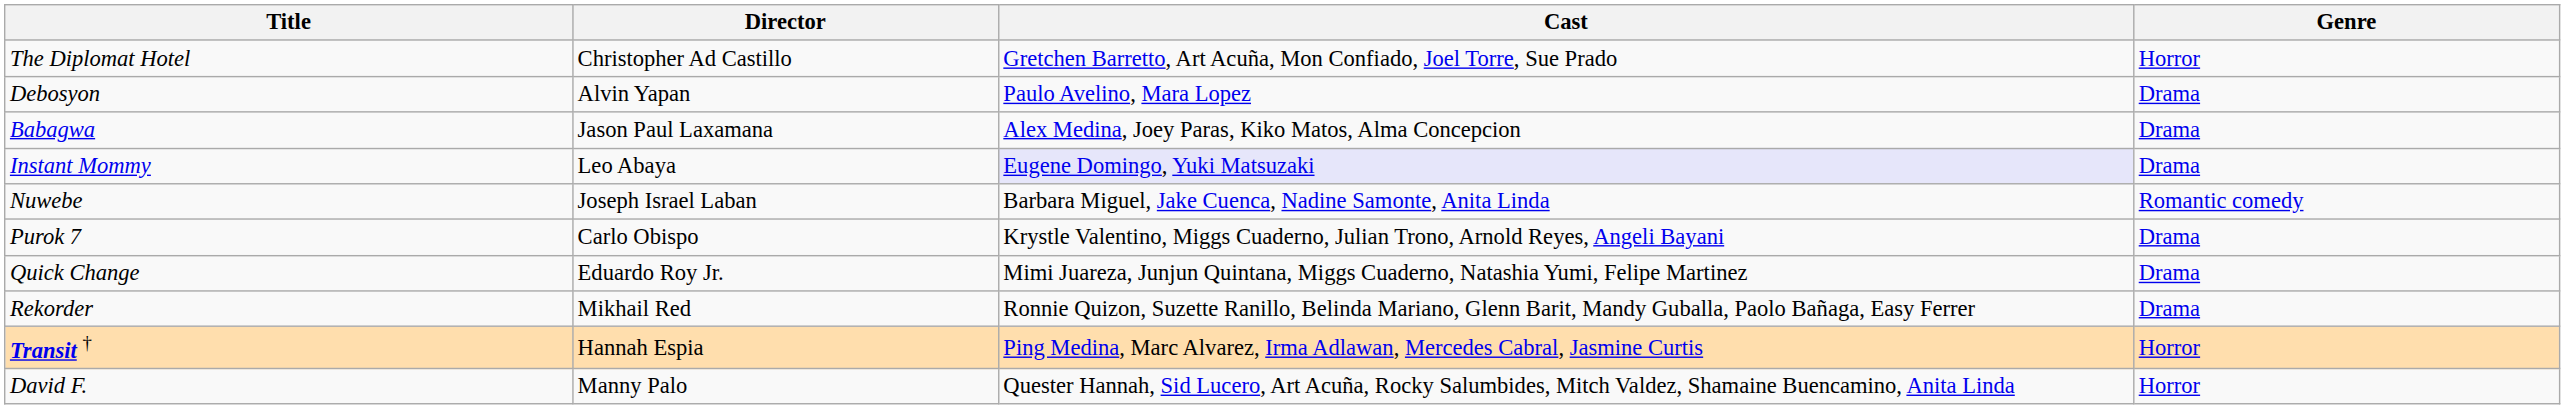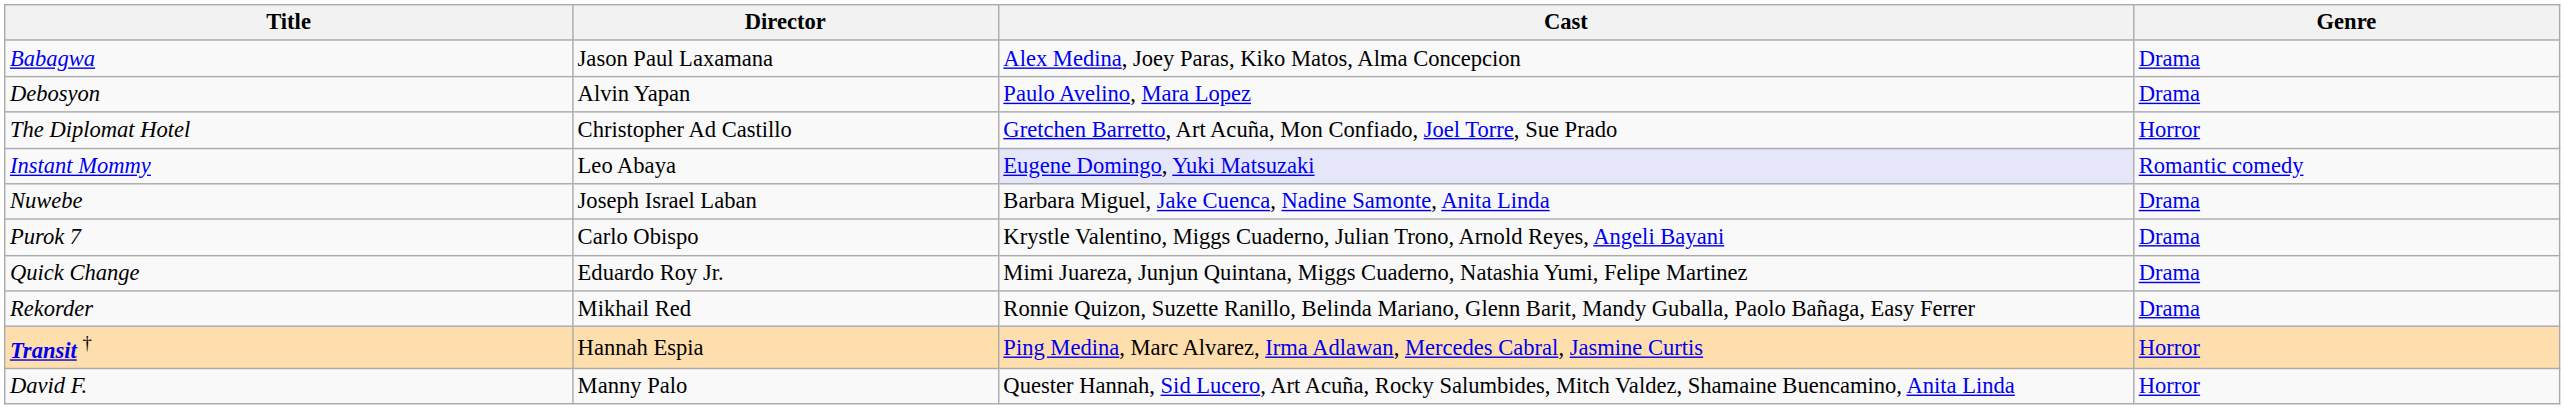rows swapped: (53, 129) <-> (100, 58)
(2169, 165) Drama -> (2221, 165) Romantic comedy
(2221, 201) Romantic comedy -> (2169, 201) Drama
